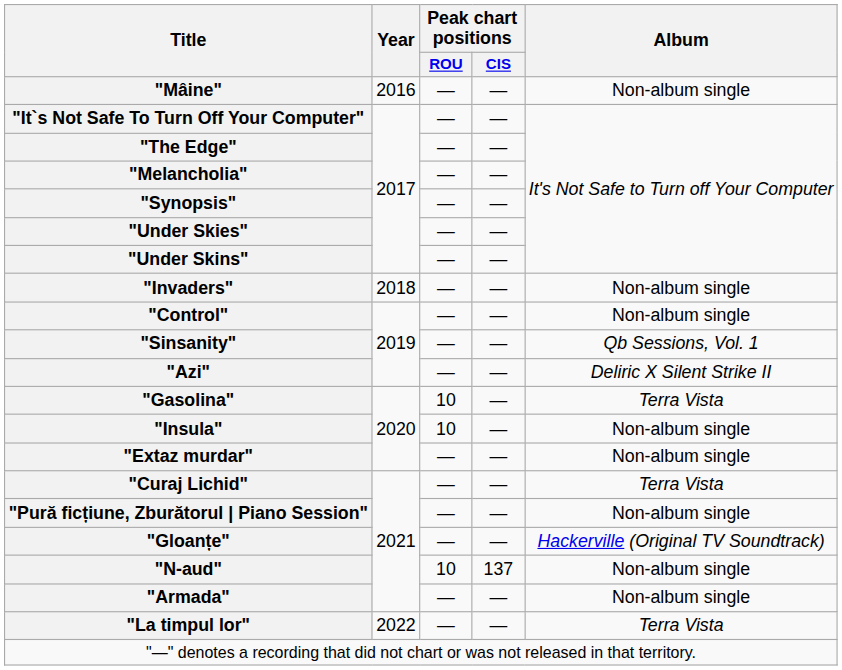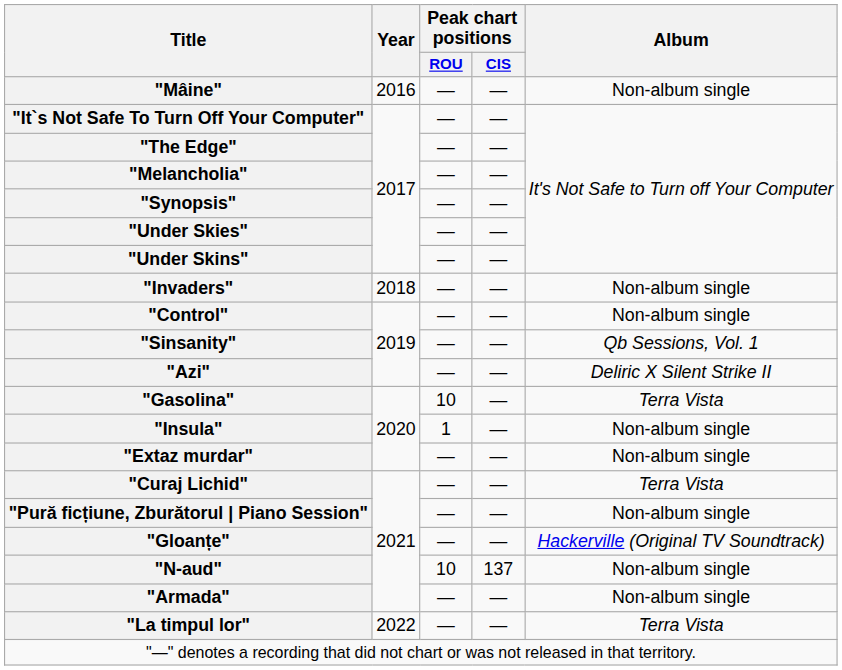(446, 428) 10 -> (446, 428) 1
